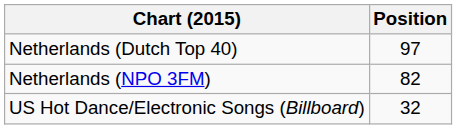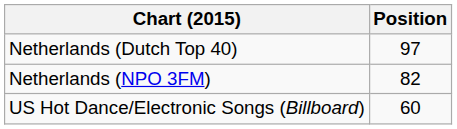(410, 108) 32 -> (410, 108) 60
